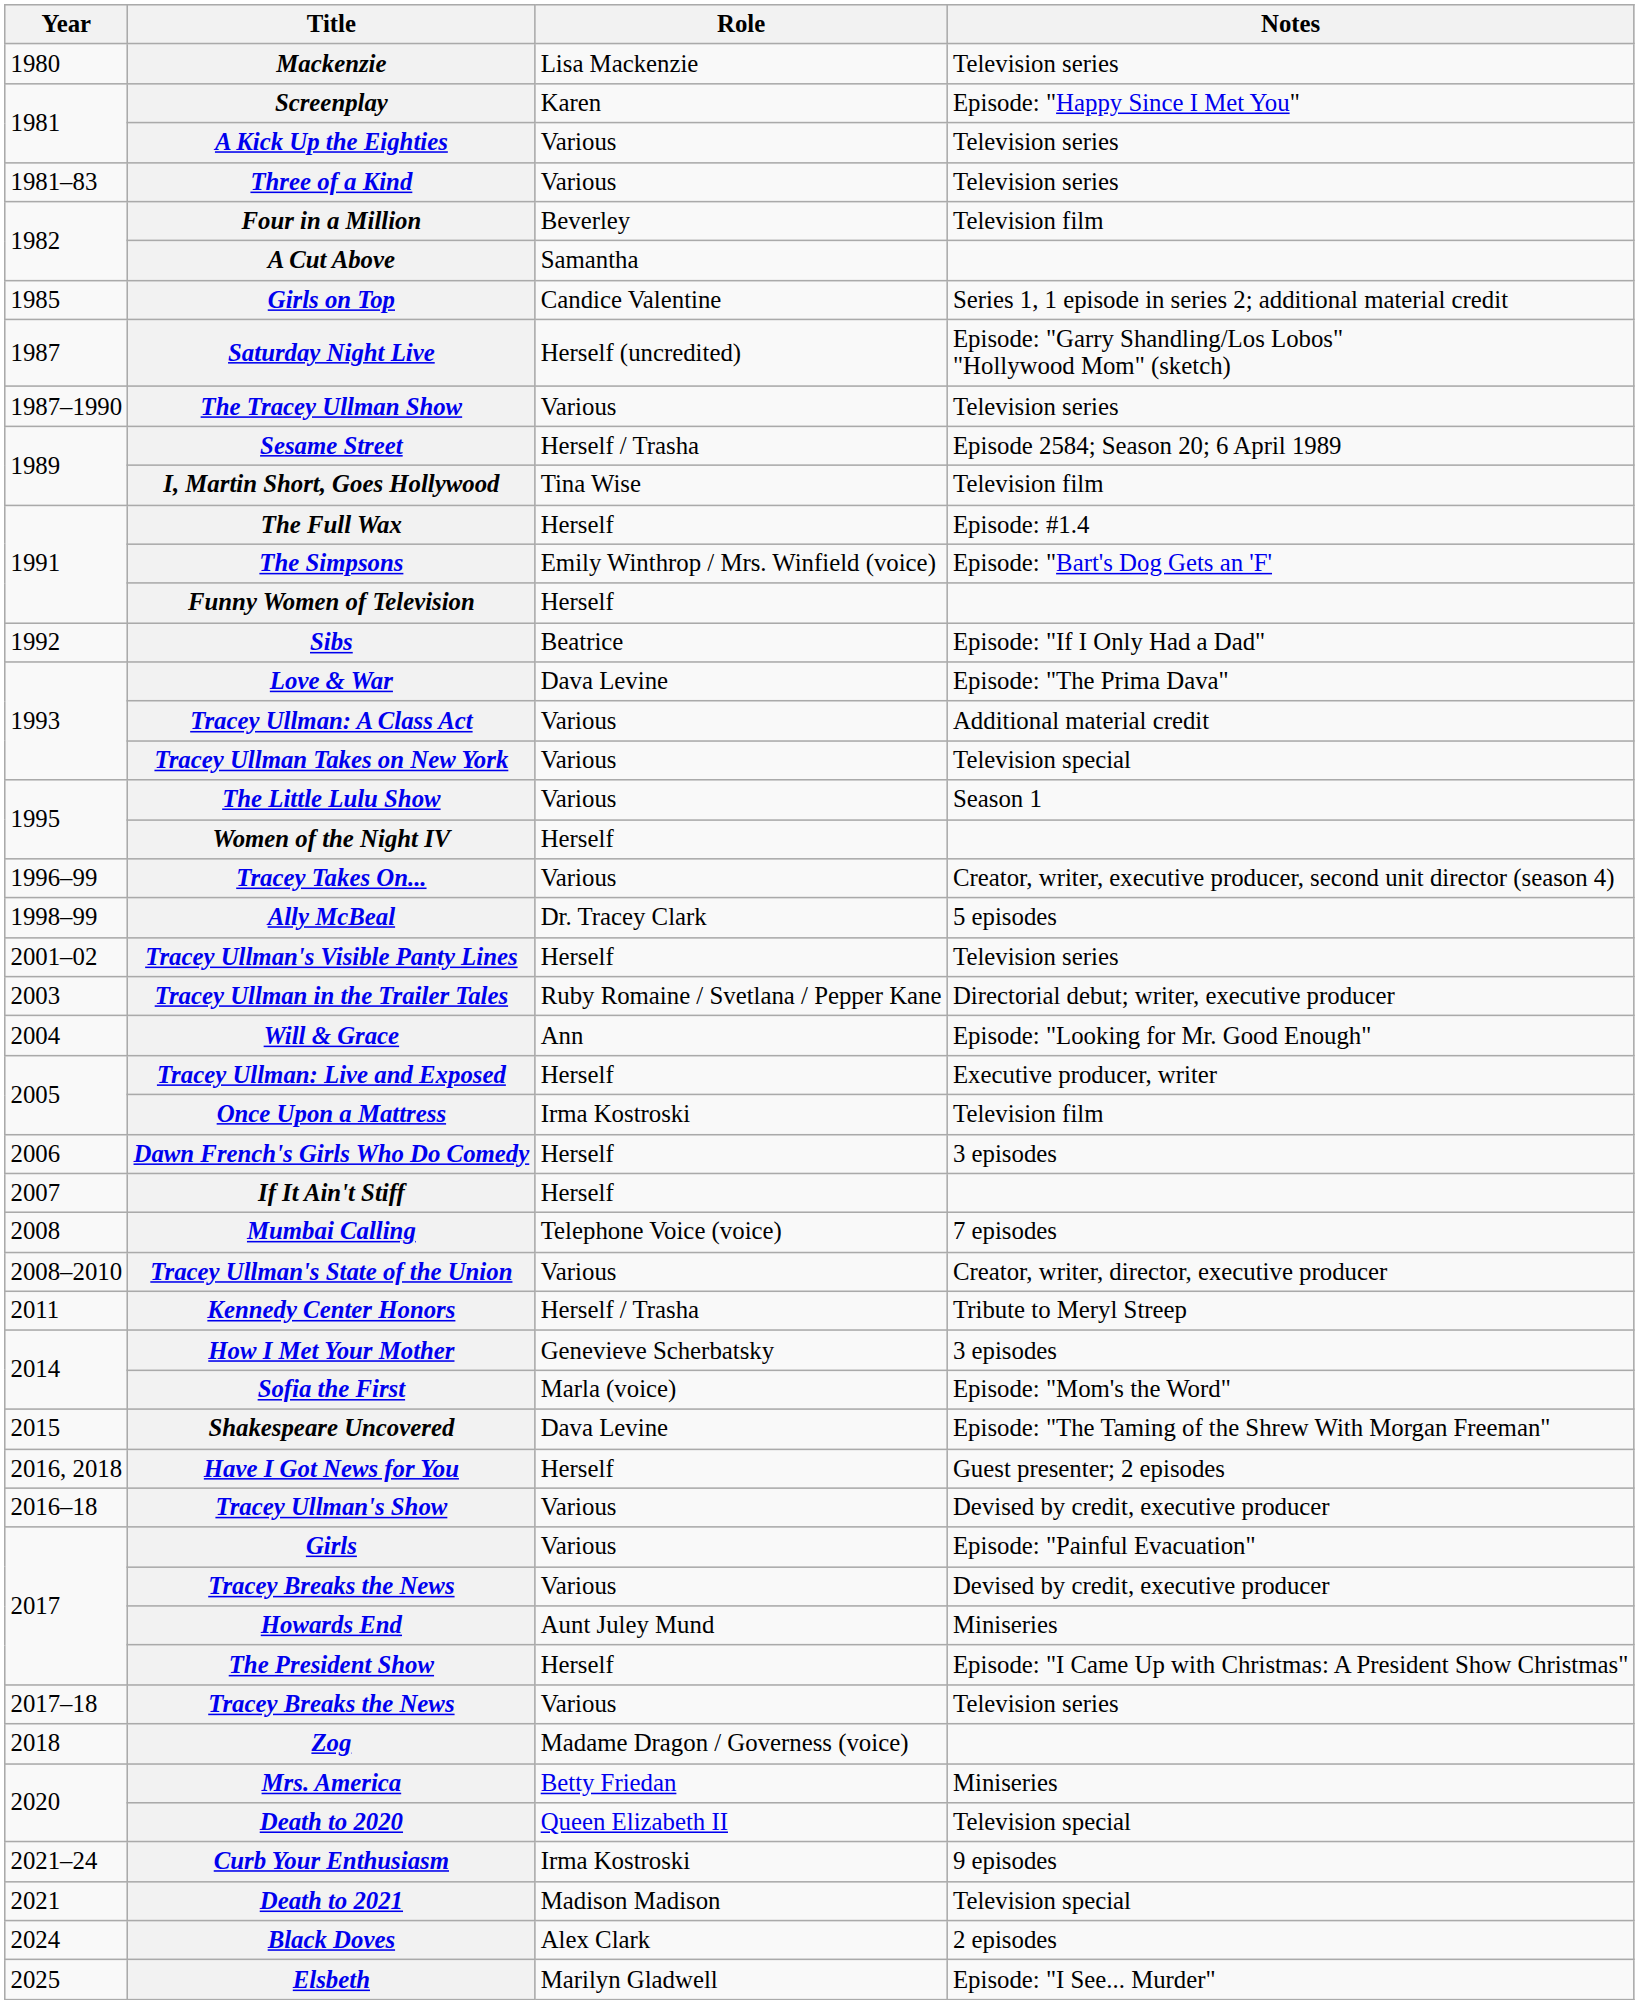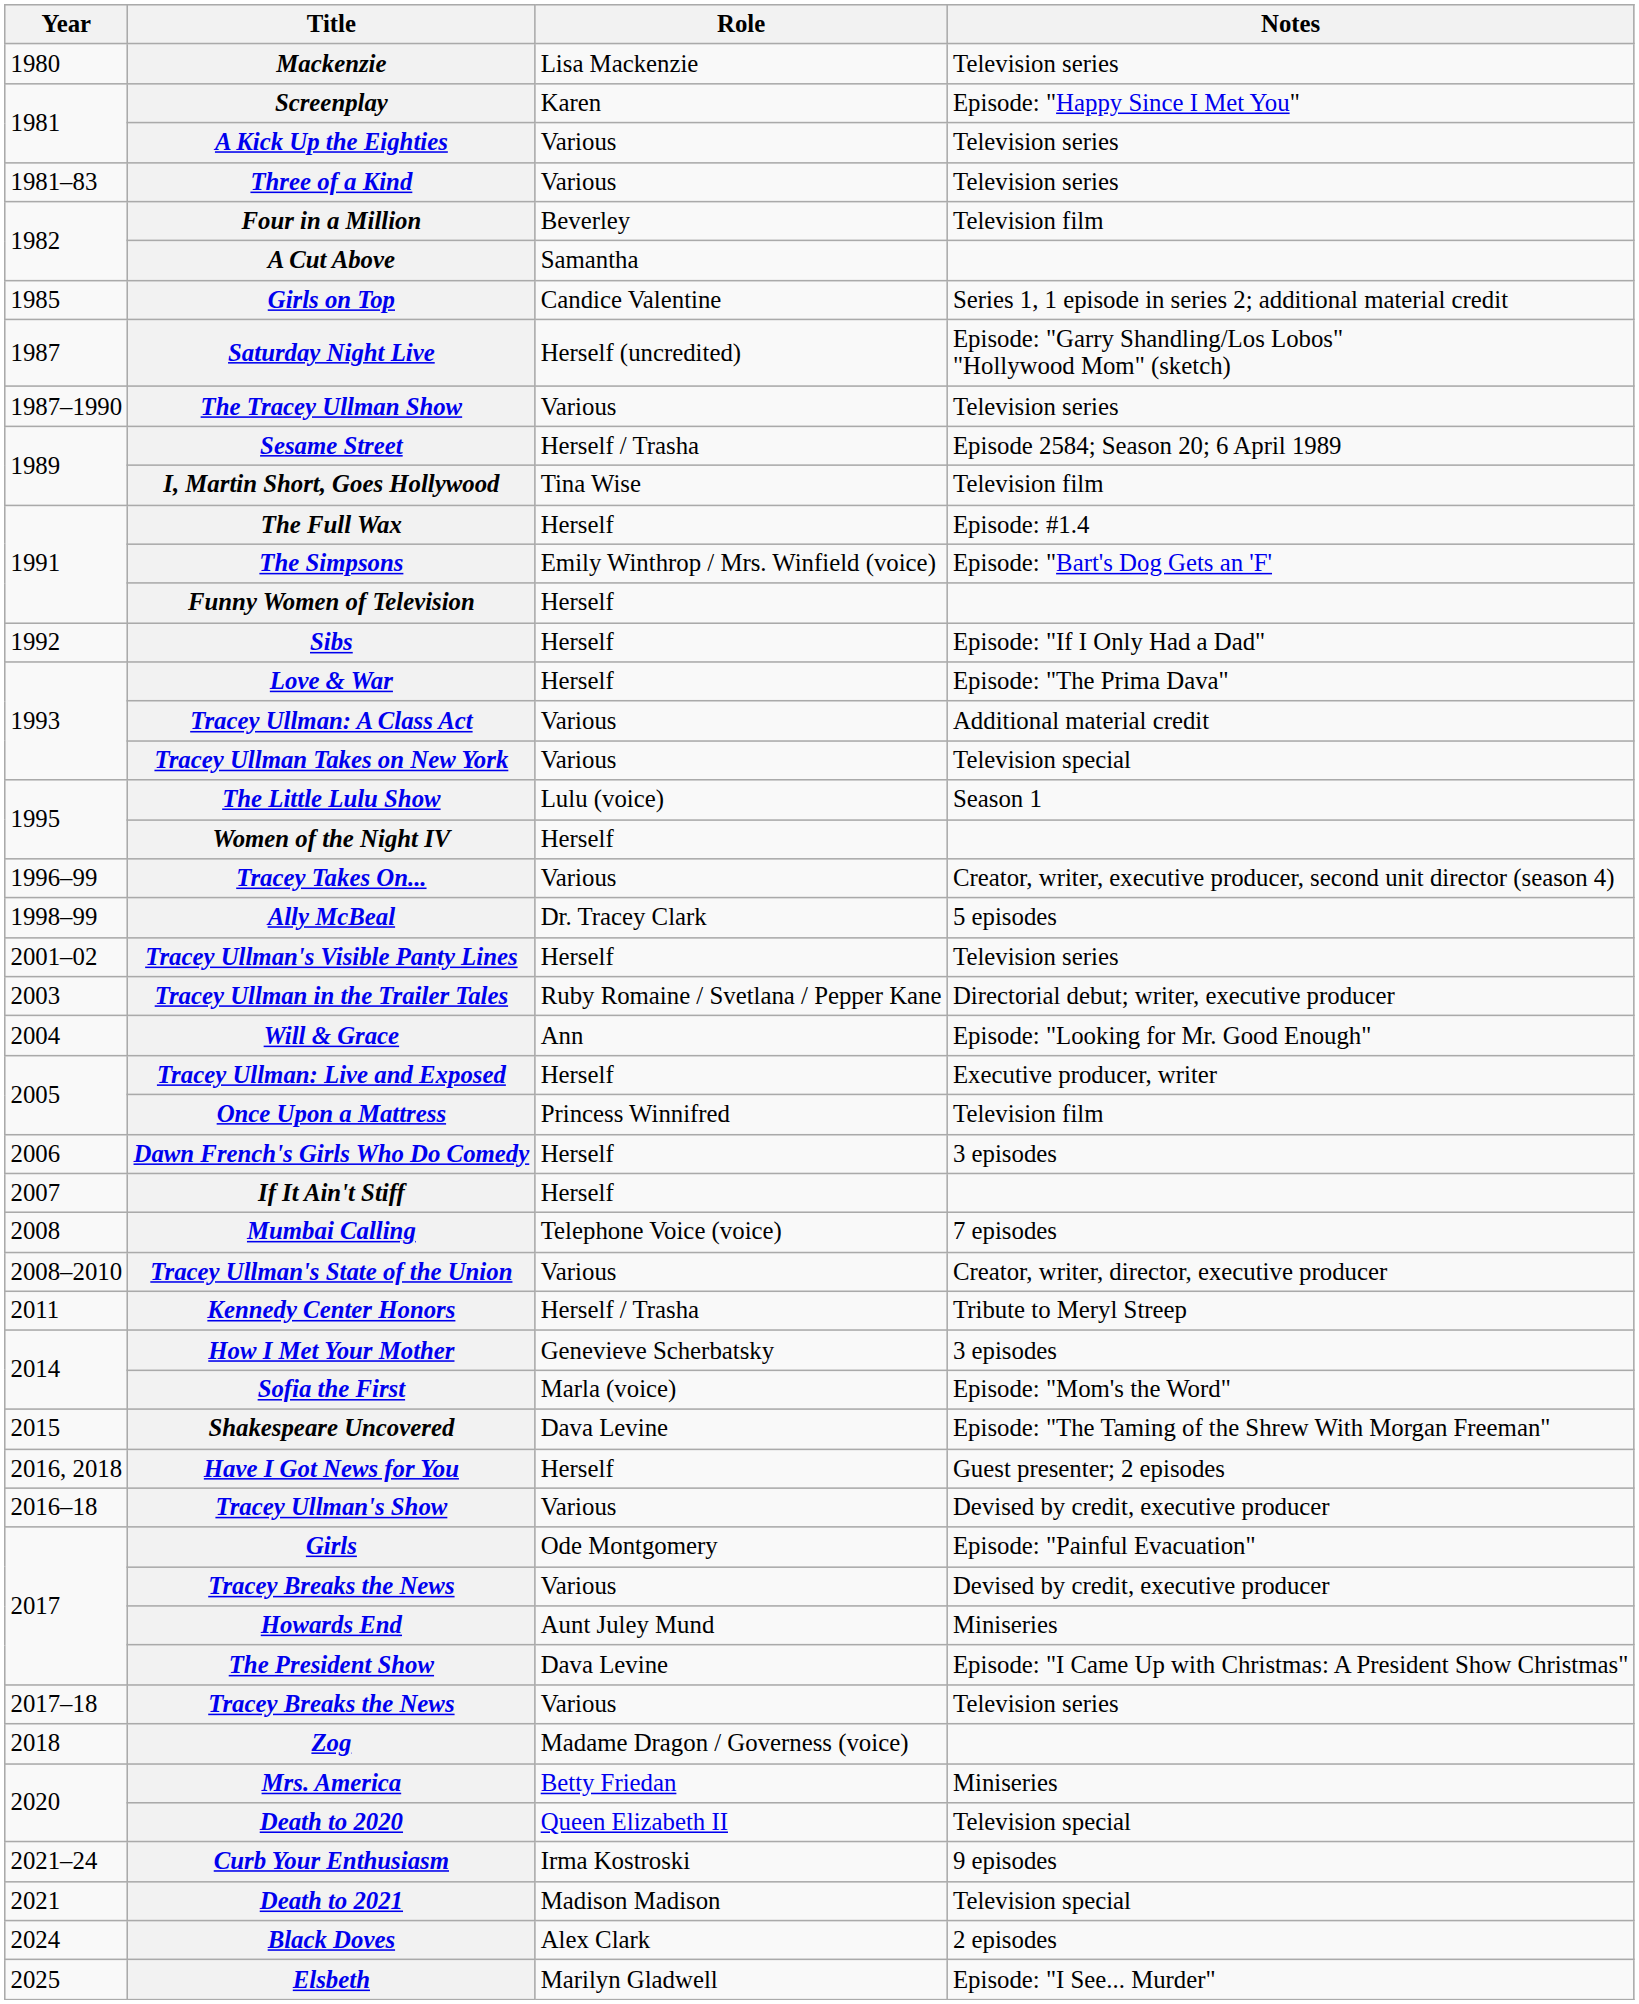(582, 642) Beatrice -> (577, 642) Herself
(604, 681) Dava Levine -> (577, 681) Herself
(579, 799) Various -> (602, 799) Lulu (voice)
(615, 1114) Irma Kostroski -> (635, 1114) Princess Winnifred
(579, 1546) Various -> (629, 1546) Ode Montgomery
(577, 1664) Herself -> (604, 1664) Dava Levine
